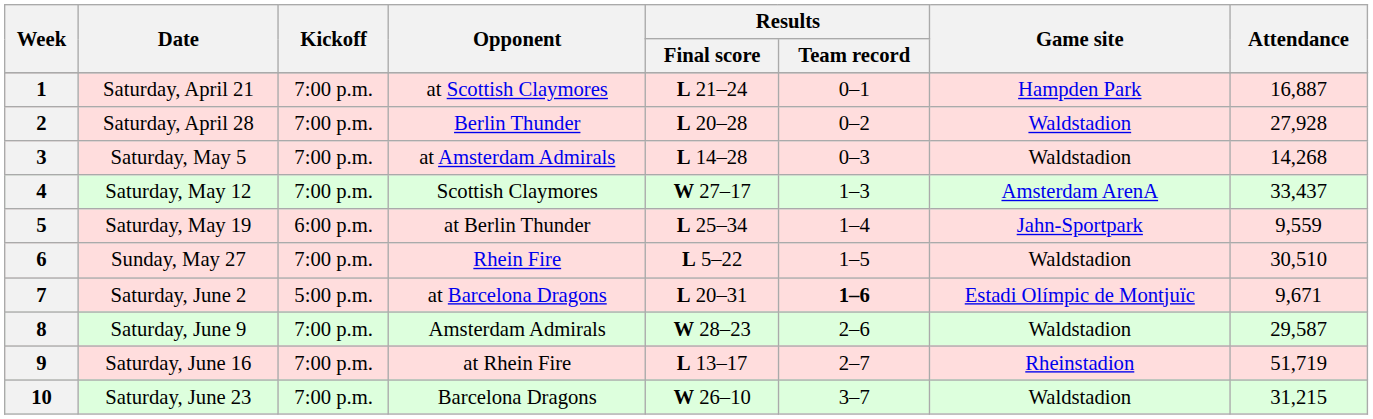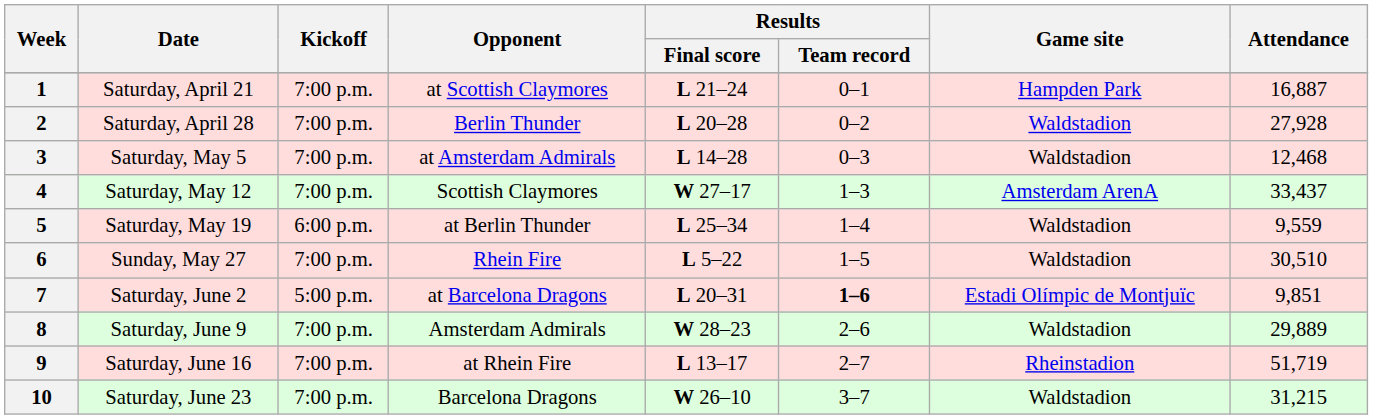(1299, 158) 14,268 -> (1299, 158) 12,468
(1080, 226) Jahn-Sportpark -> (1080, 226) Waldstadion
(1299, 294) 9,671 -> (1299, 294) 9,851
(1299, 328) 29,587 -> (1299, 328) 29,889
